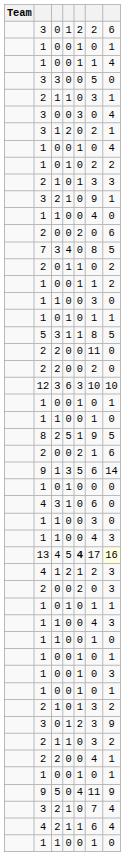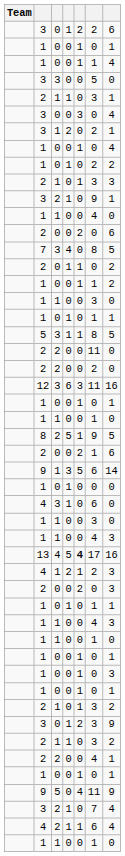(94, 386) 10 -> (94, 386) 11
(112, 386) 10 -> (112, 386) 16
(112, 555) lightyellow background -> (112, 555) no background
